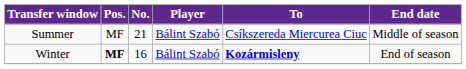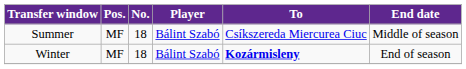(141, 34) 21 -> (141, 34) 18
(115, 53) bold -> (115, 53) normal
(141, 53) 16 -> (141, 53) 18
